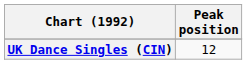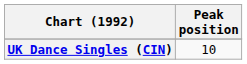(209, 49) 12 -> (209, 49) 10
